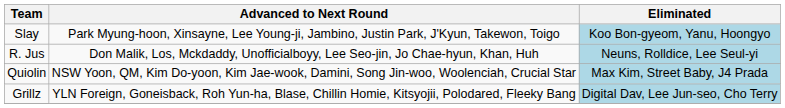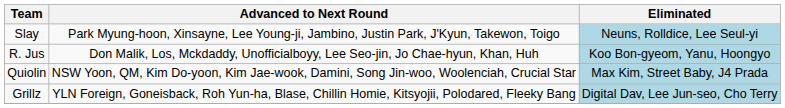(680, 34) Koo Bon-gyeom, Yanu, Hoongyo -> (680, 34) Neuns, Rolldice, Lee Seul-yi
(680, 53) Neuns, Rolldice, Lee Seul-yi -> (680, 53) Koo Bon-gyeom, Yanu, Hoongyo
